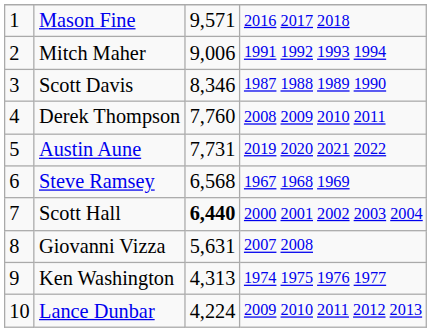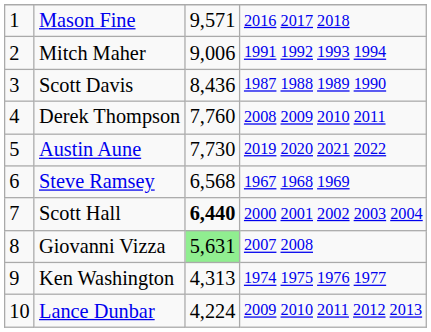(213, 85) 8,346 -> (213, 85) 8,436
(213, 149) 7,731 -> (213, 149) 7,730
(213, 246) no background -> (213, 246) lightgreen background
